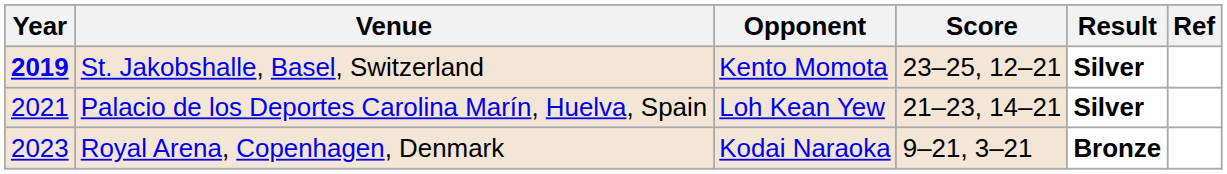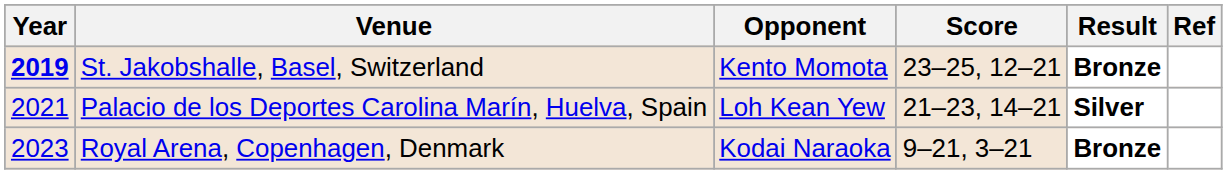(1109, 67) Silver -> (1117, 67) Bronze
